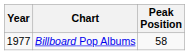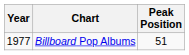(161, 41) 58 -> (161, 41) 51
